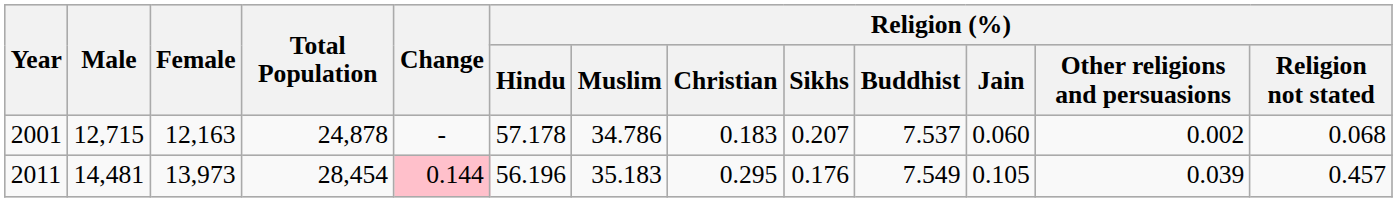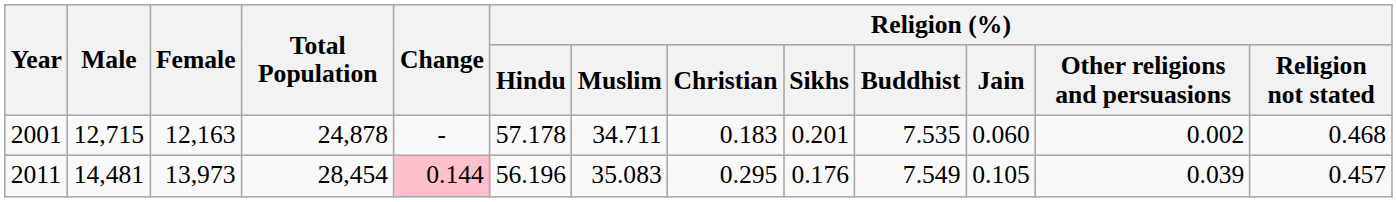(627, 134) 34.786 -> (627, 134) 34.711
(820, 134) 0.207 -> (820, 134) 0.201
(932, 134) 7.537 -> (932, 134) 7.535
(1357, 134) 0.068 -> (1357, 134) 0.468
(627, 175) 35.183 -> (627, 175) 35.083
